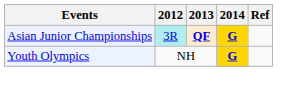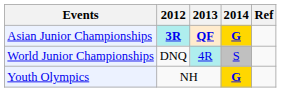(170, 35) normal -> (173, 35) bold
+ row: (81, 56)
